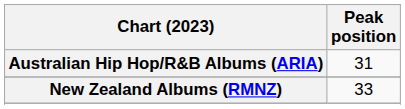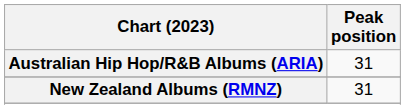(364, 90) 33 -> (364, 90) 31
